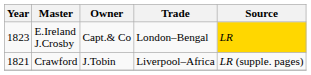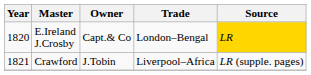(18, 37) 1823 -> (18, 37) 1820
